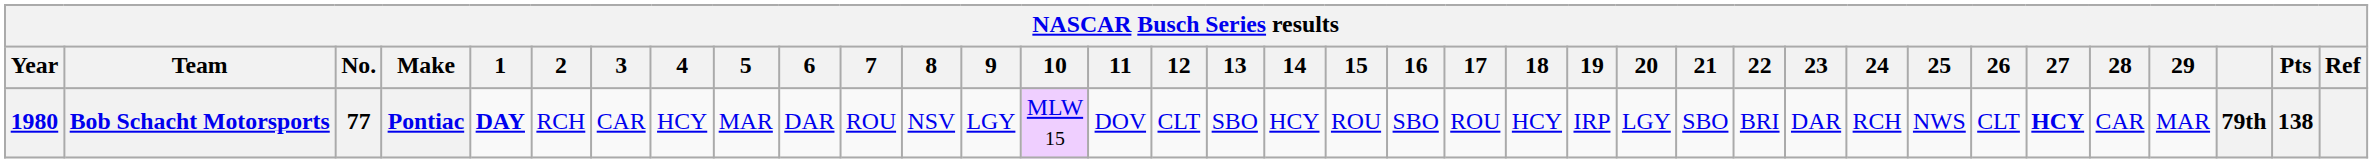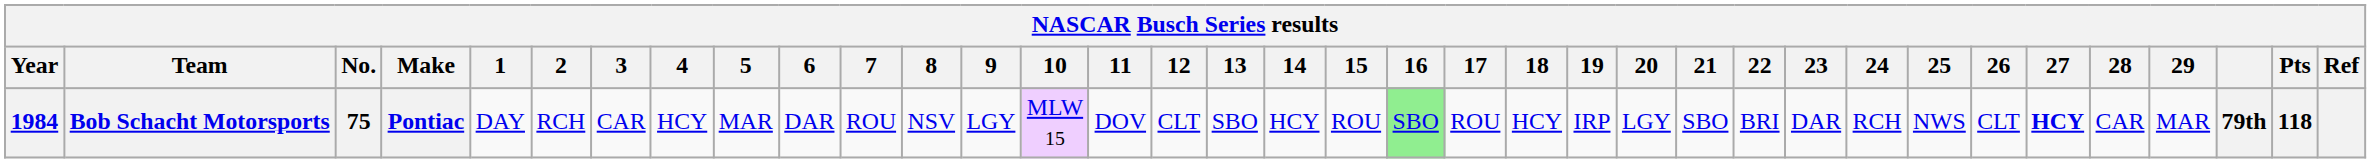(34, 122) 1980 -> (34, 122) 1984
(359, 122) 77 -> (359, 122) 75
(500, 122) bold -> (500, 122) normal
(1416, 122) no background -> (1416, 122) lightgreen background
(2296, 122) 138 -> (2295, 122) 118
